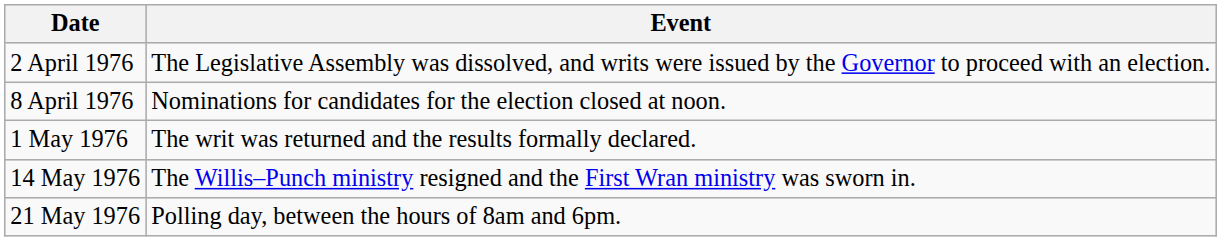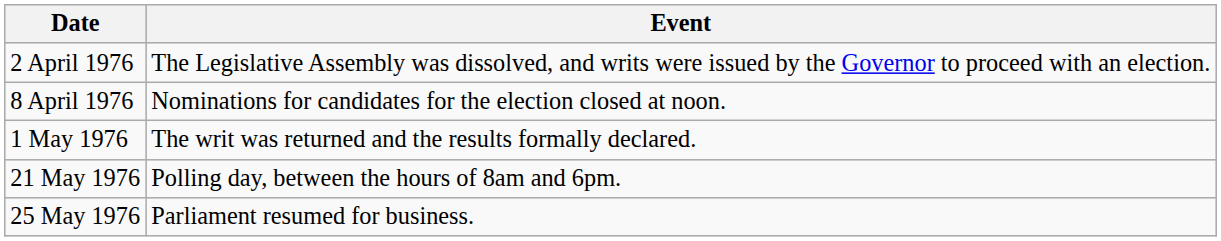- row: (75, 178)
+ row: (75, 216)
